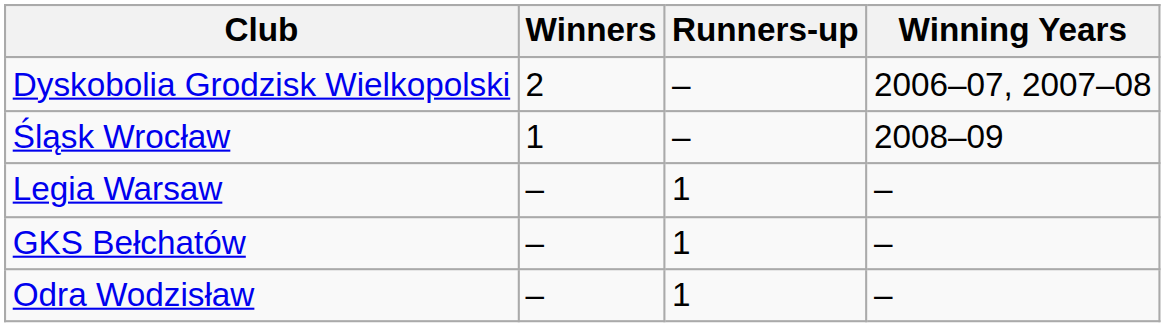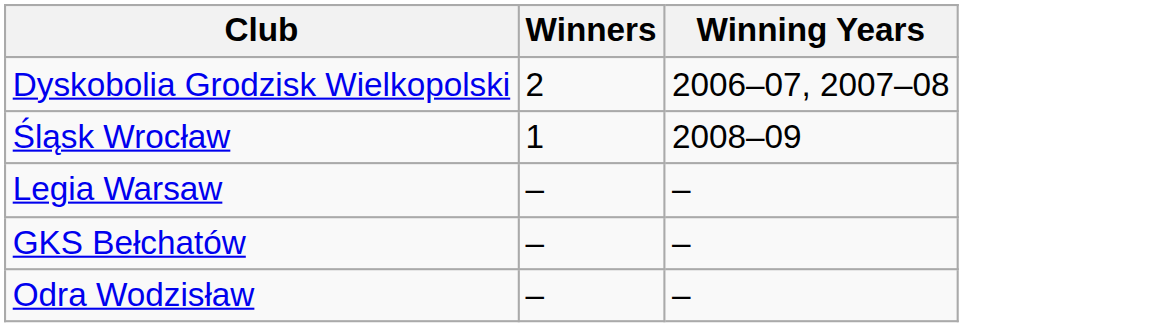- column: (765, 30)
